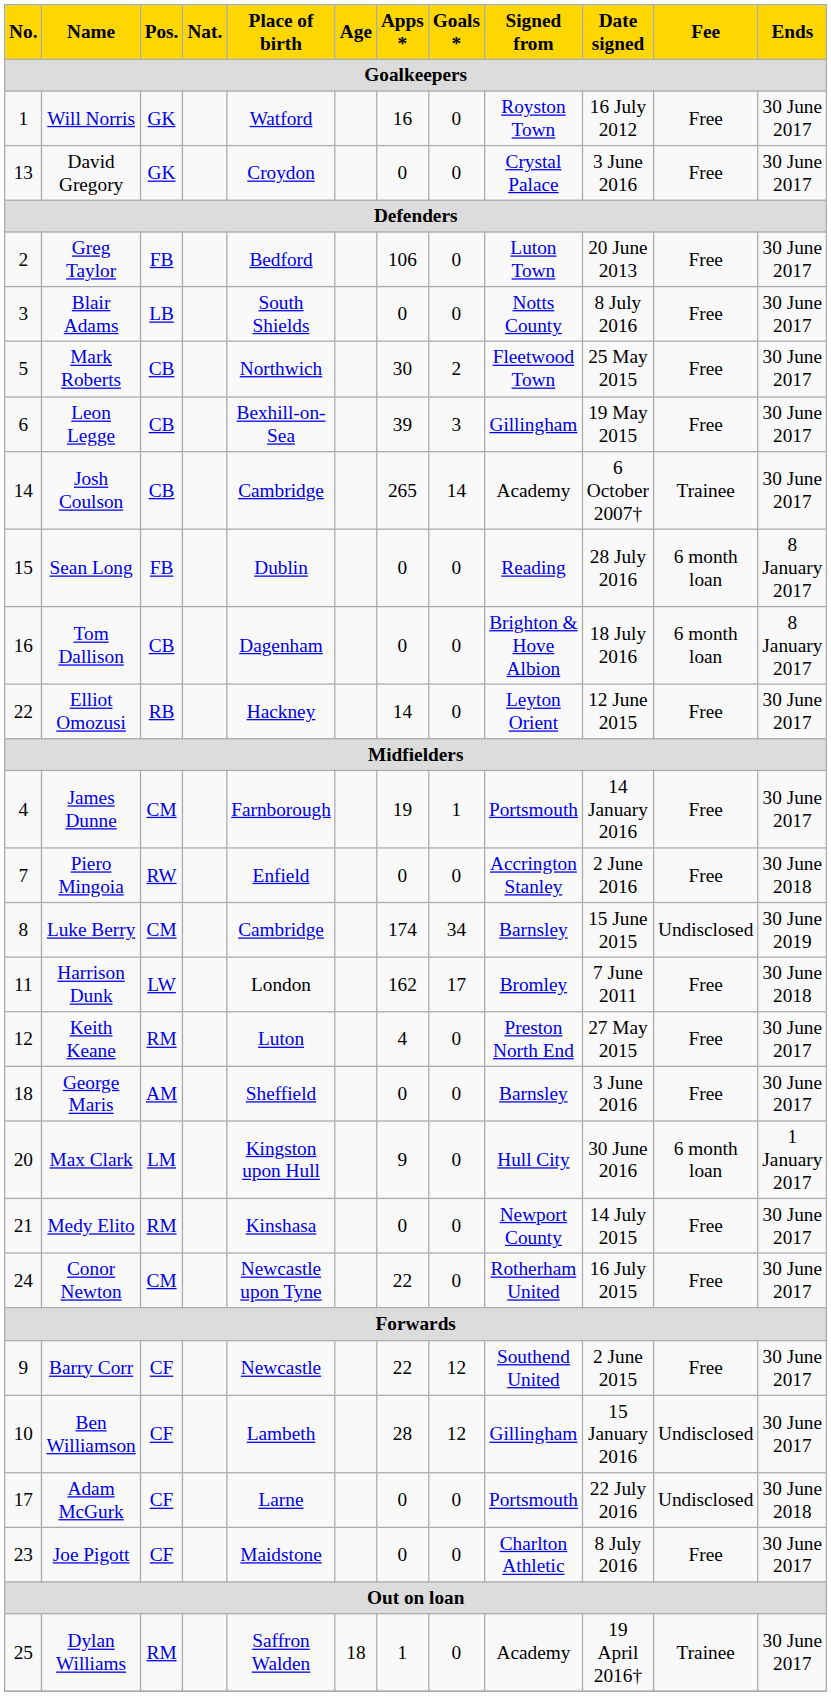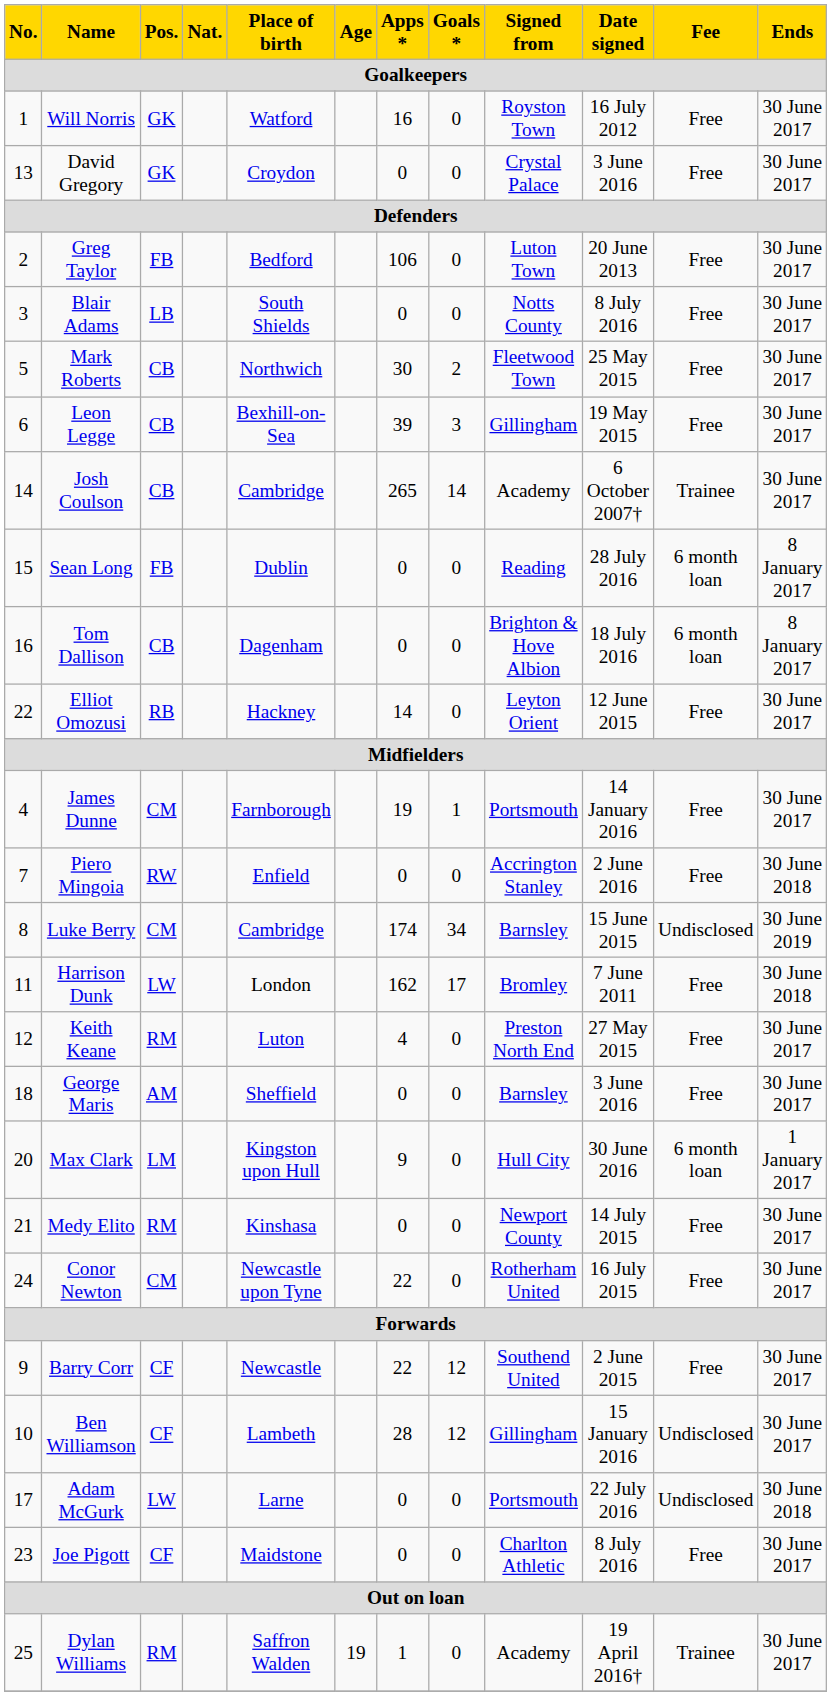(162, 1499) CF -> (162, 1499) LW
(356, 1652) 18 -> (356, 1652) 19
